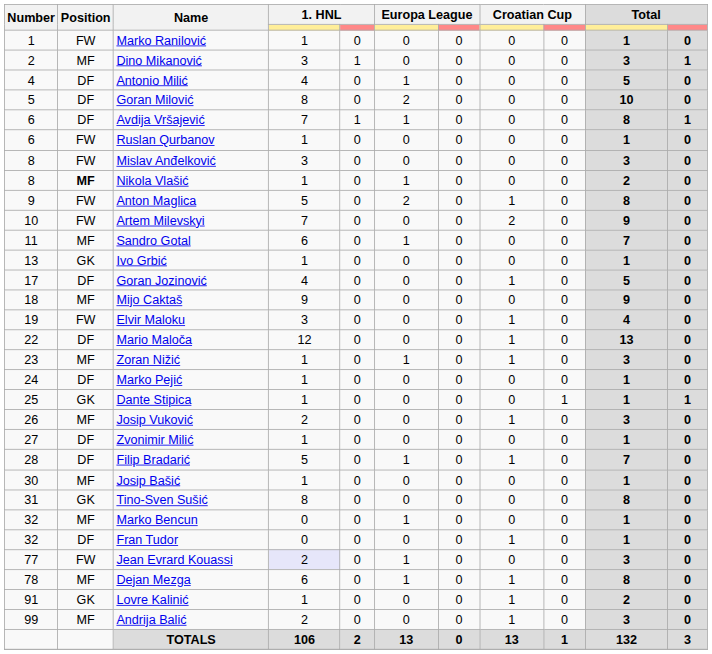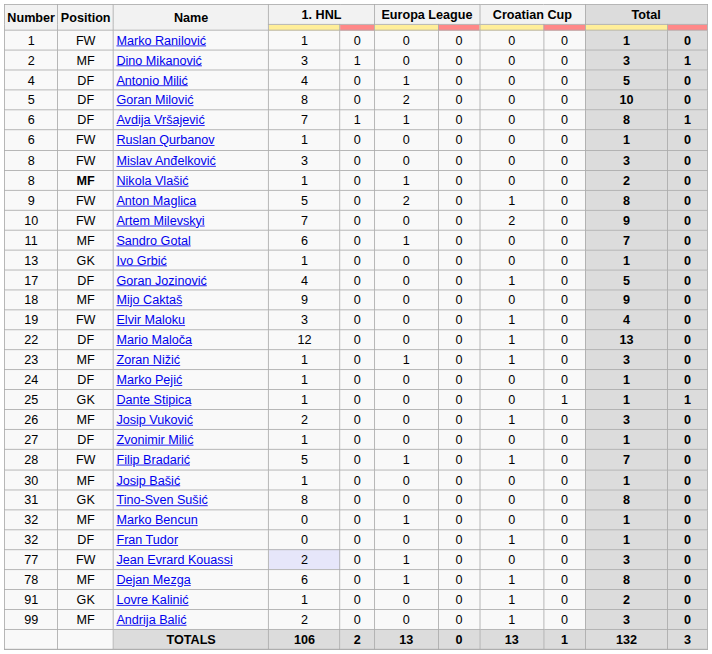(86, 460) DF -> (86, 460) FW
